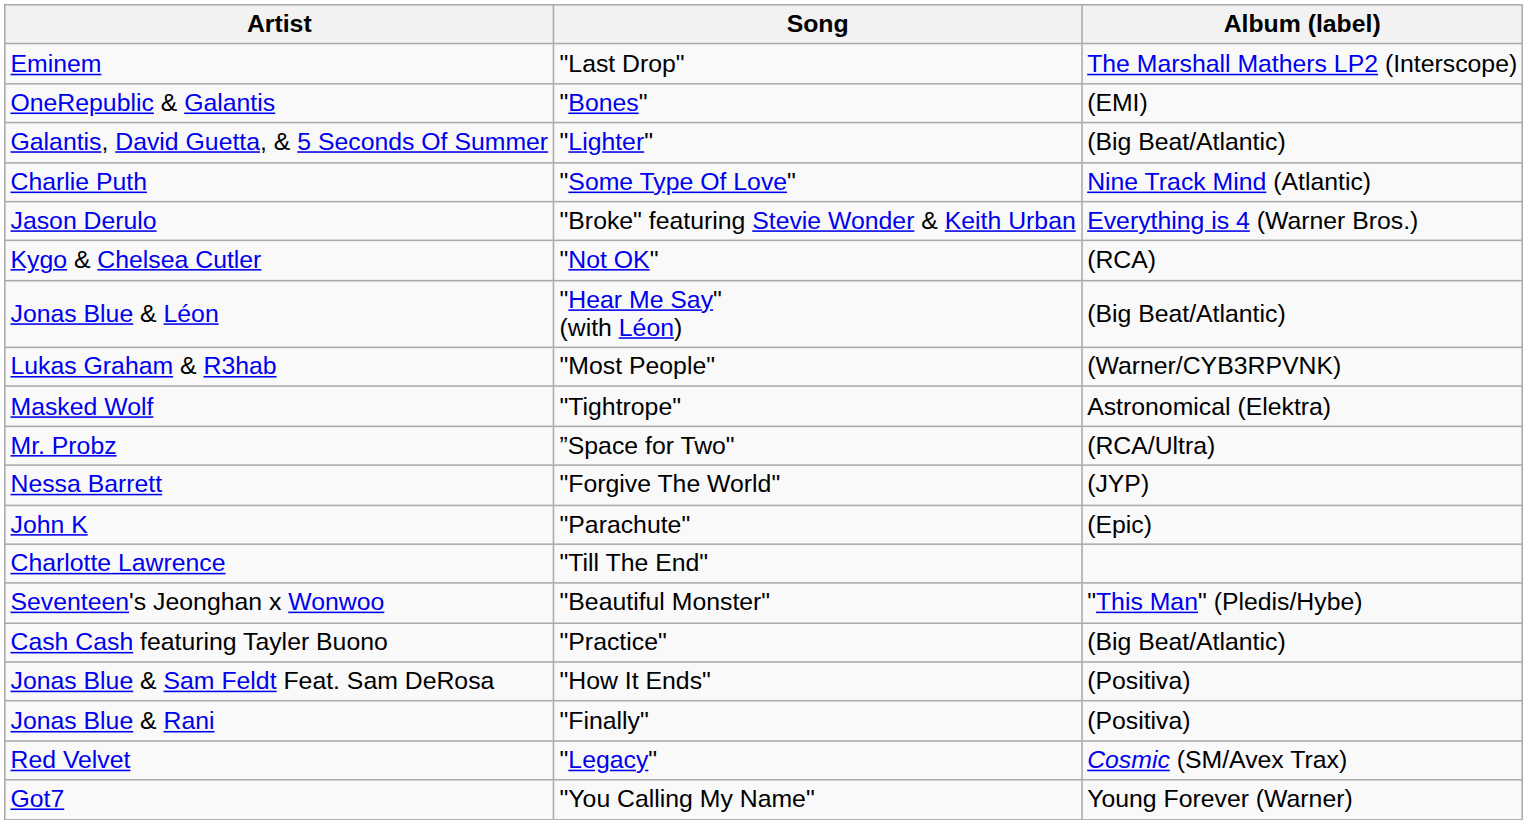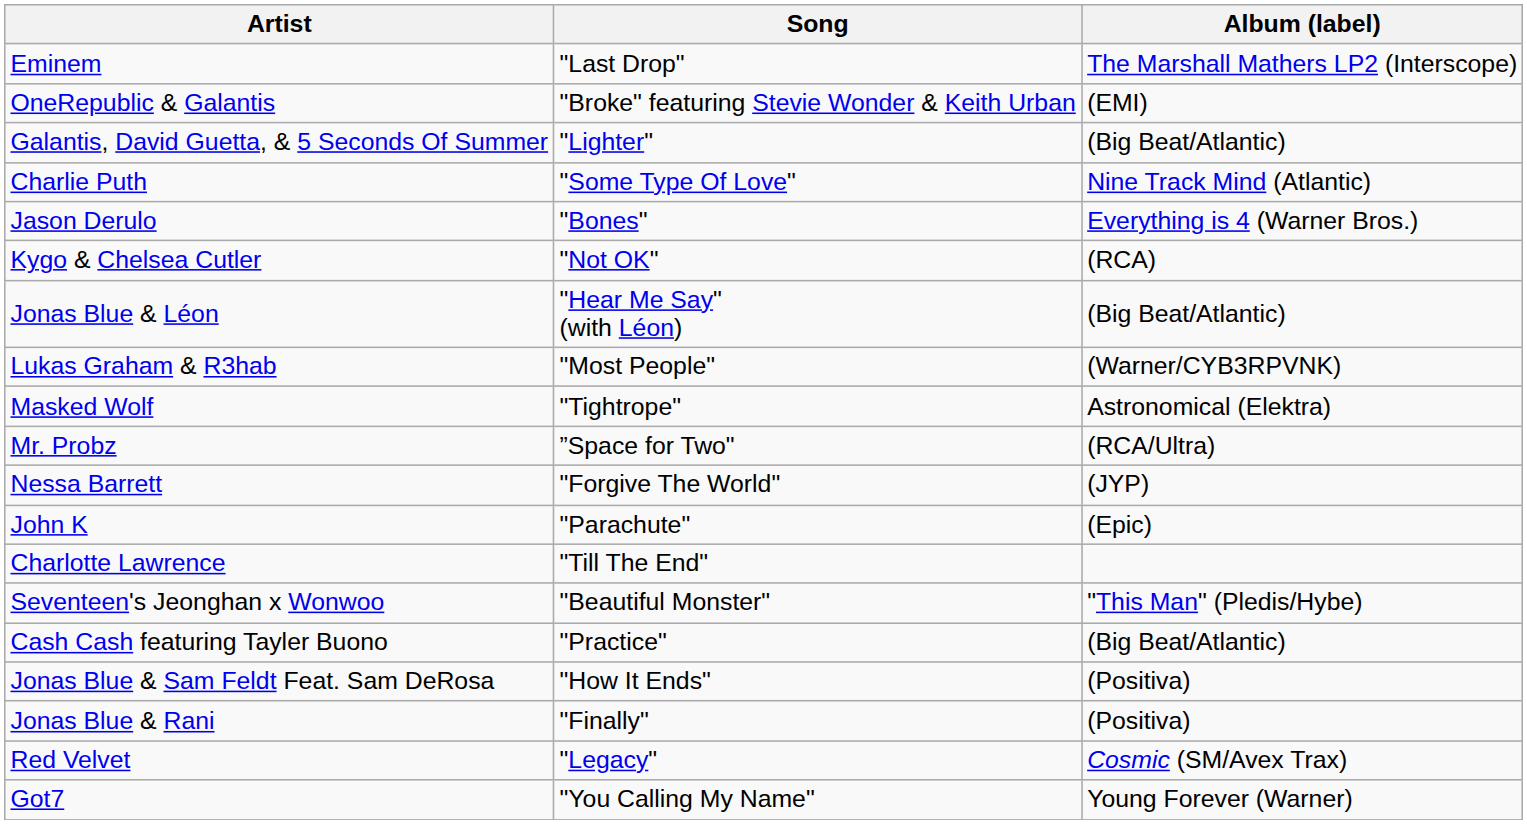(604, 102) "Bones" -> (818, 102) "Broke" featuring Stevie Wonder & Keith Urban
(818, 220) "Broke" featuring Stevie Wonder & Keith Urban -> (604, 220) "Bones"
